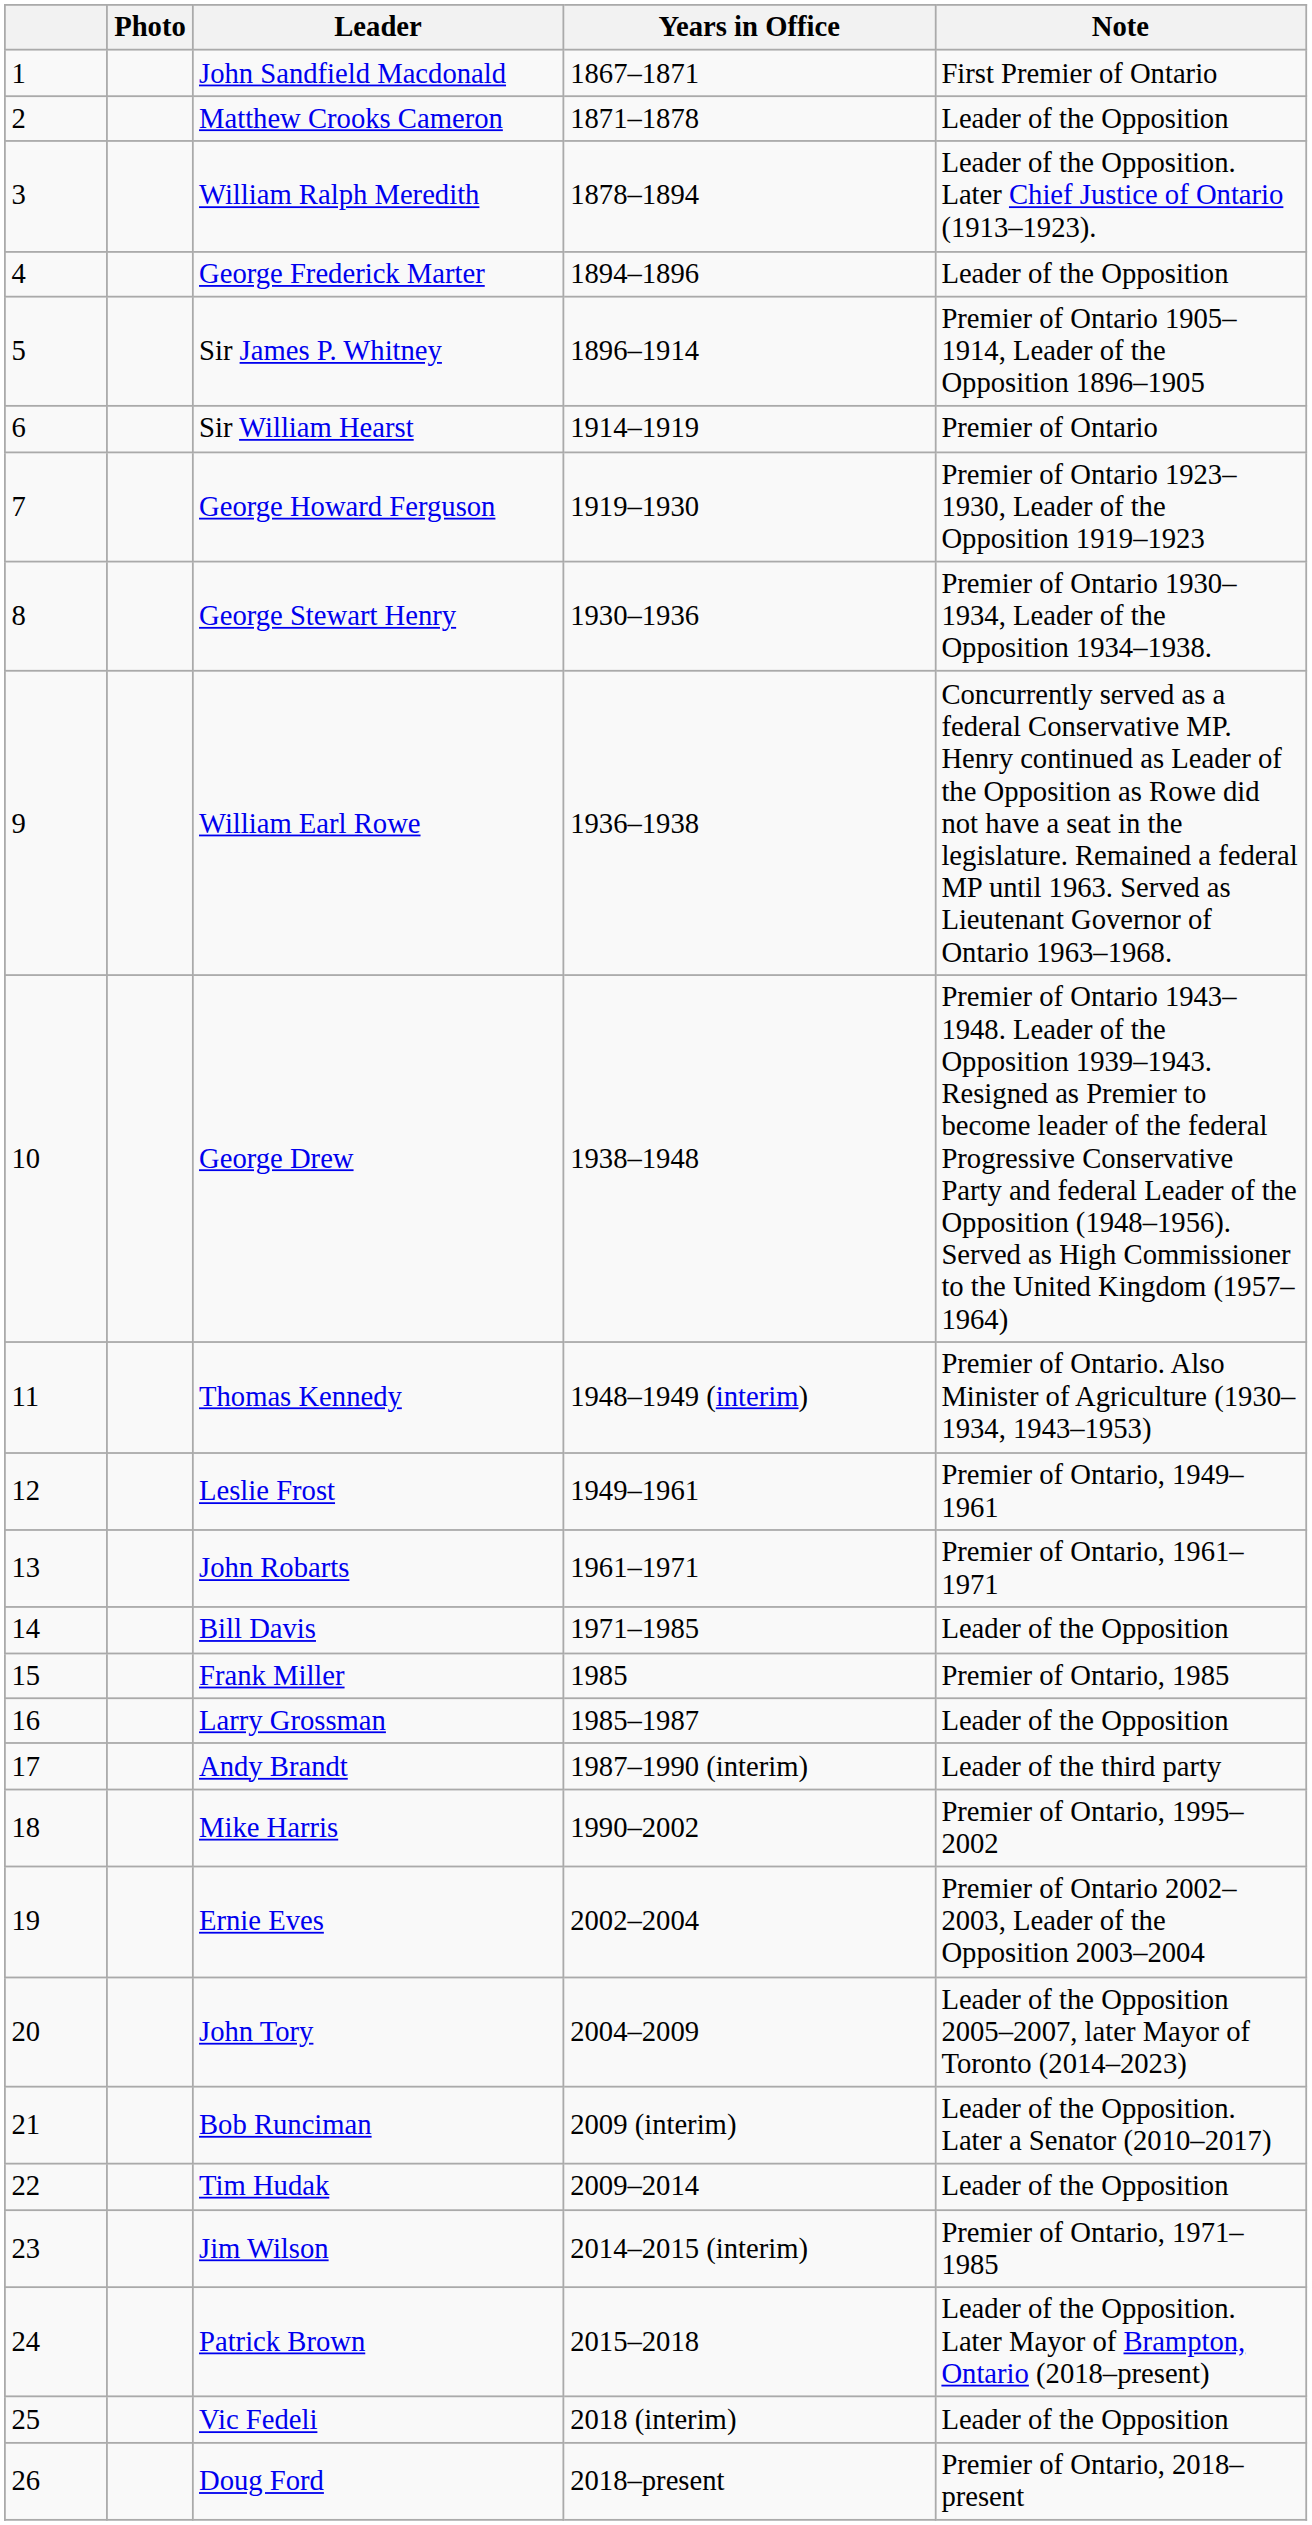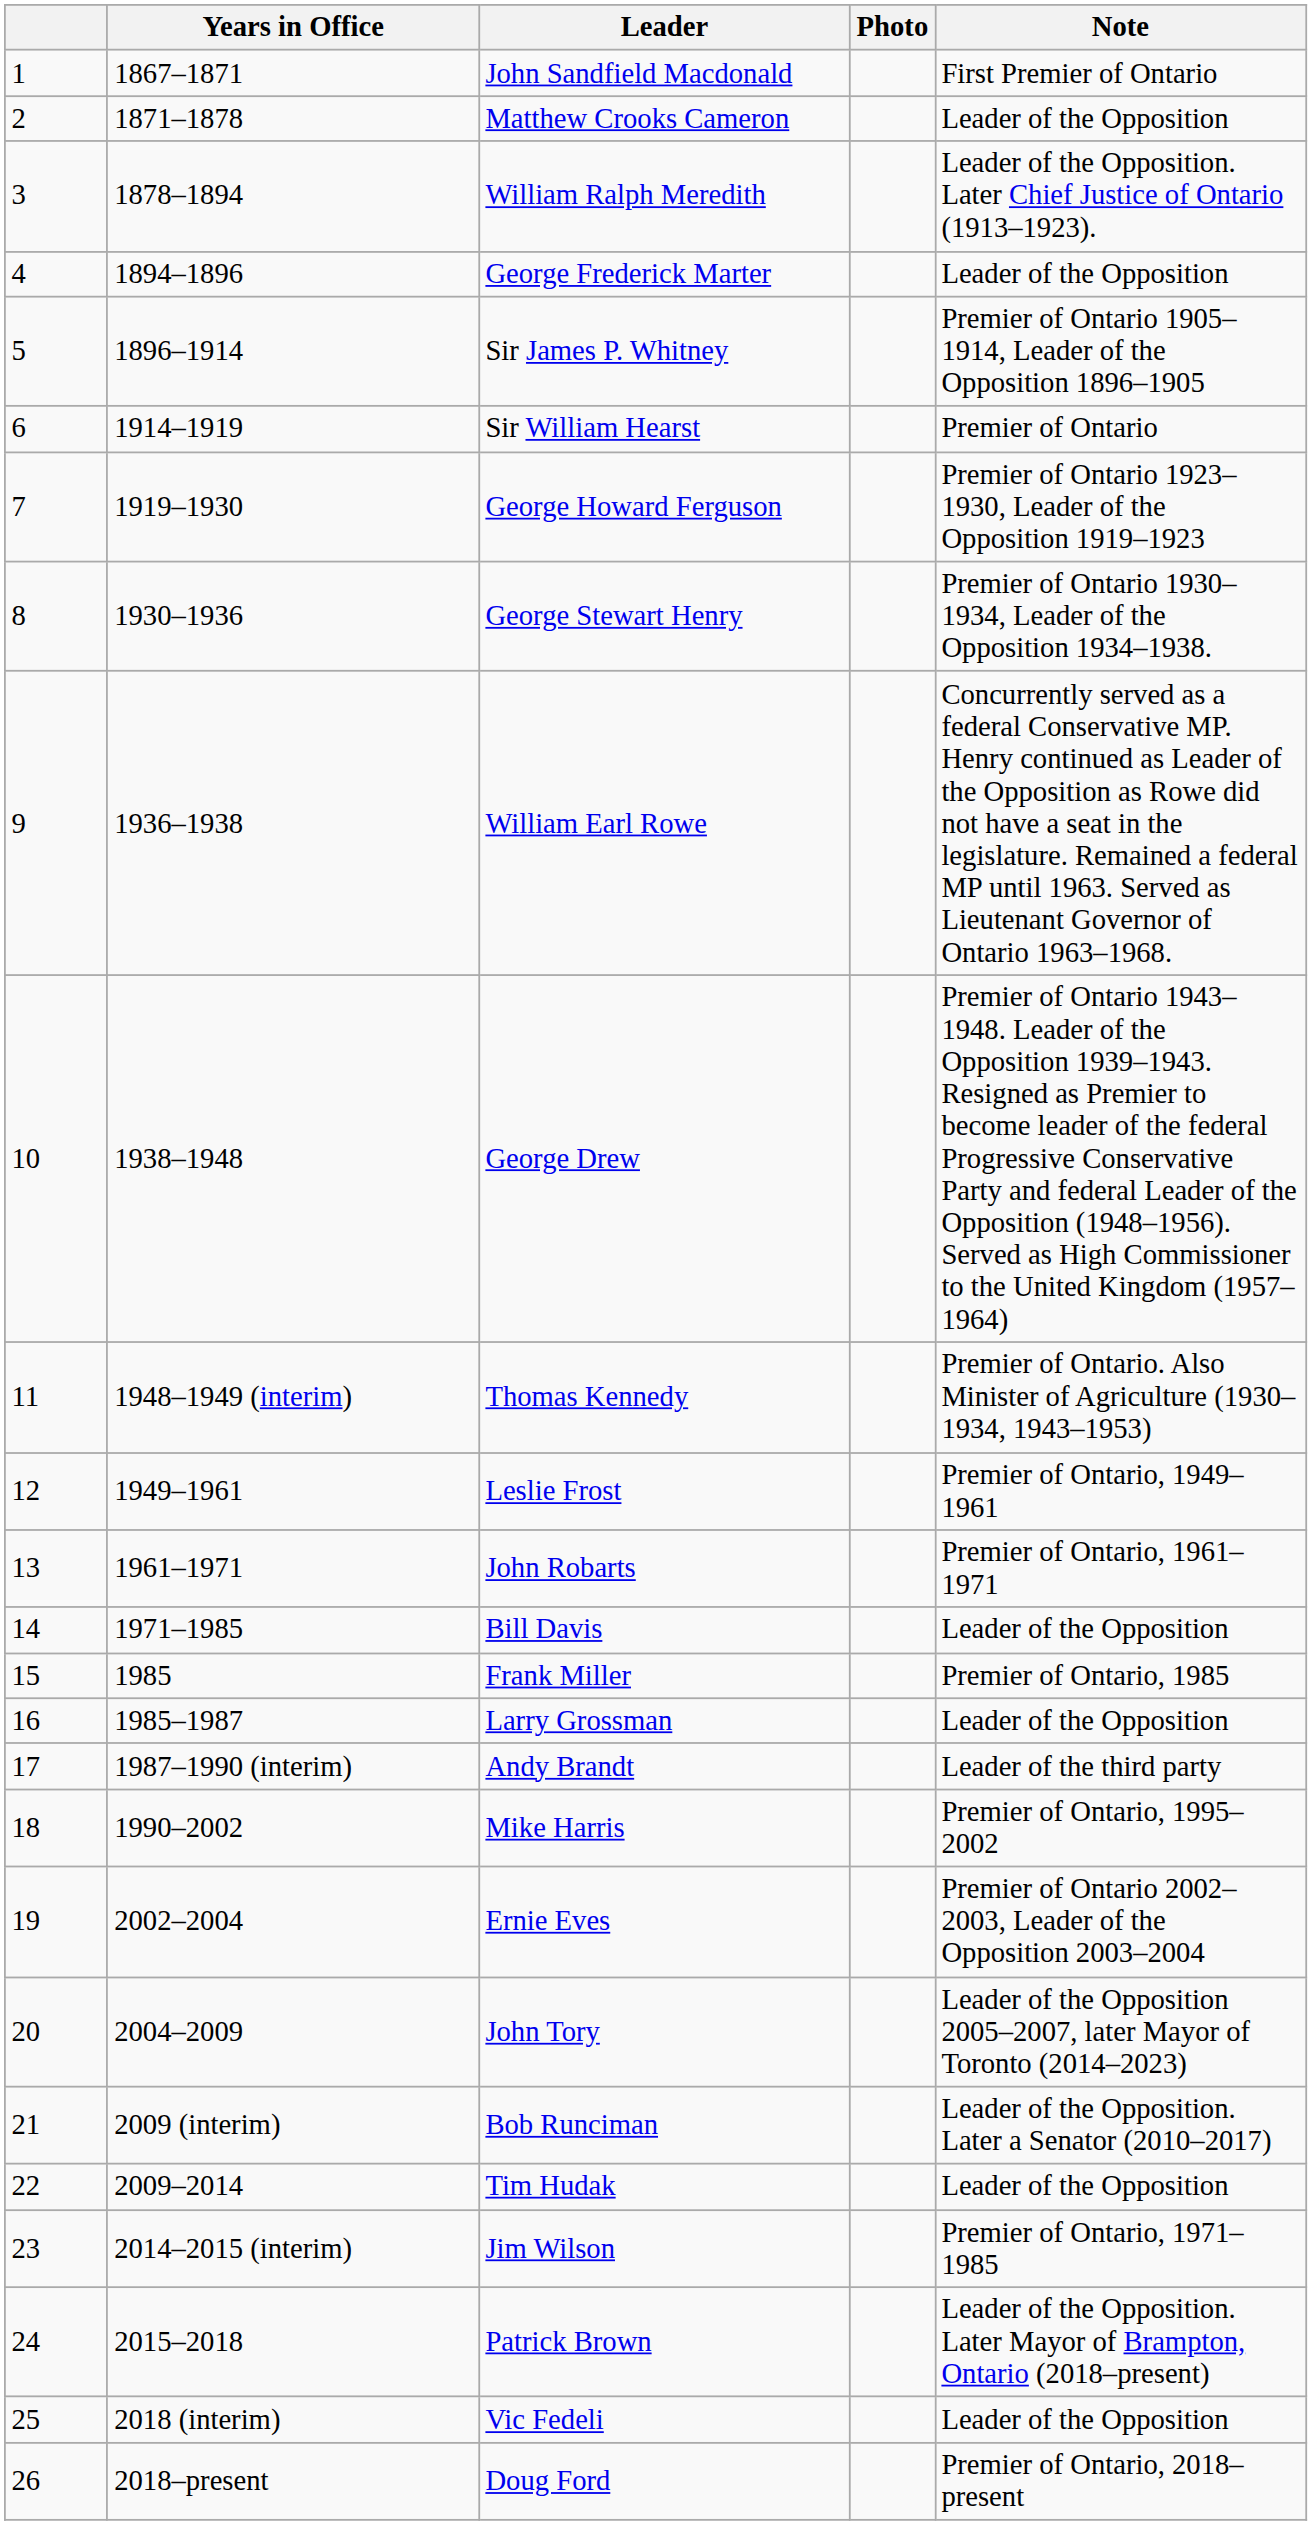columns swapped: (150, 27) <-> (749, 27)
